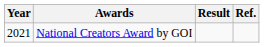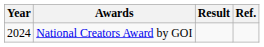(19, 32) 2021 -> (19, 32) 2024
